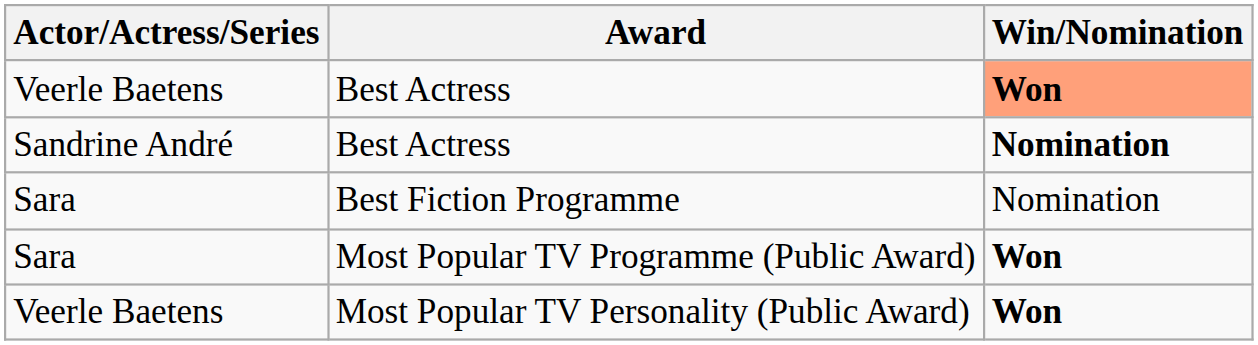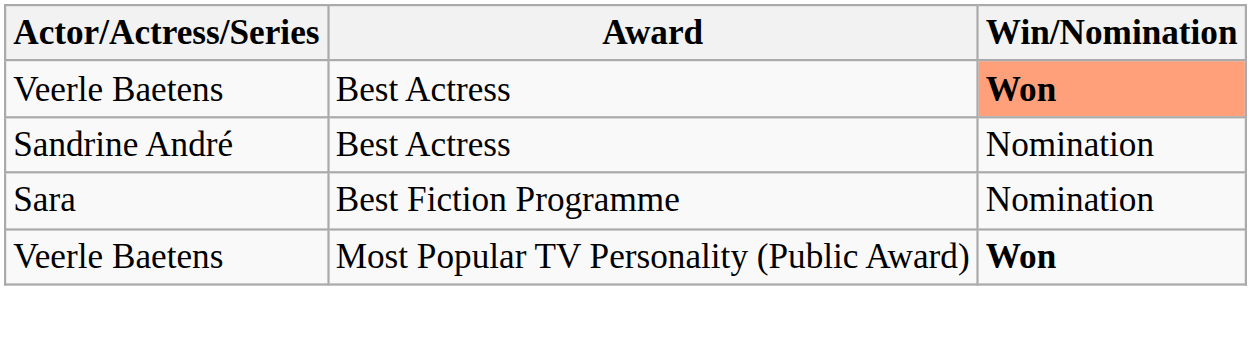(1081, 144) bold -> (1070, 144) normal
- row: (44, 255)
